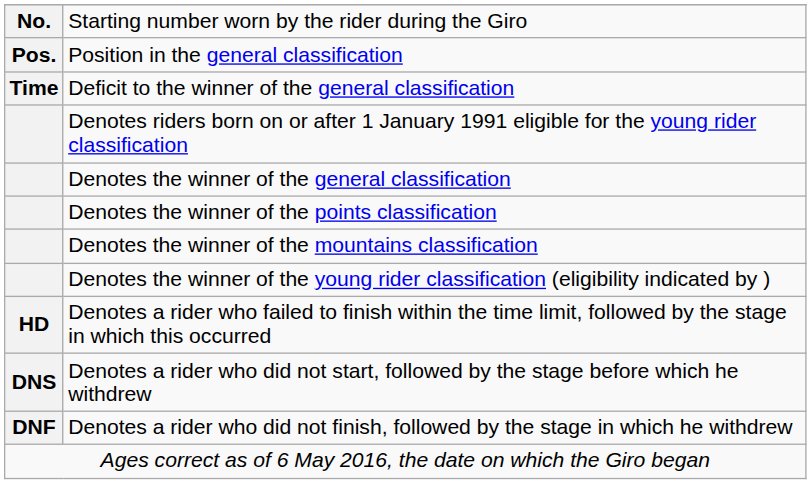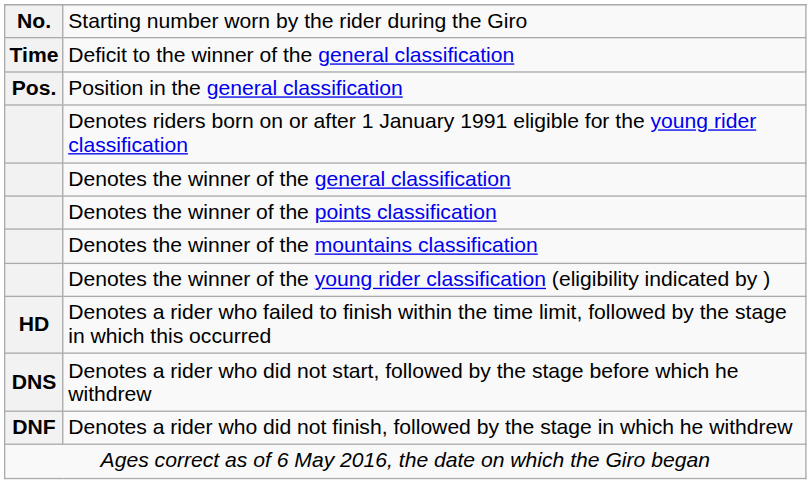rows swapped: (235, 54) <-> (291, 88)
